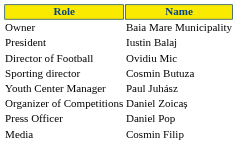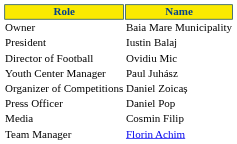- row: (43, 73)
+ row: (38, 134)
